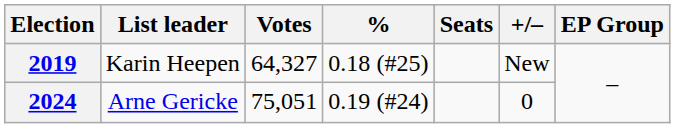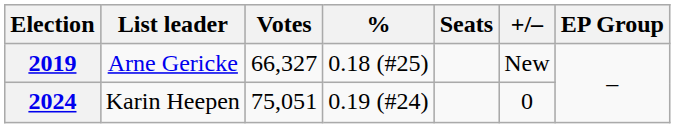(173, 62) Karin Heepen -> (173, 62) Arne Gericke
(284, 62) 64,327 -> (284, 62) 66,327
(173, 101) Arne Gericke -> (173, 101) Karin Heepen
